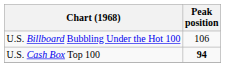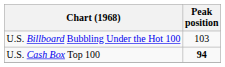(202, 39) 106 -> (202, 39) 103
